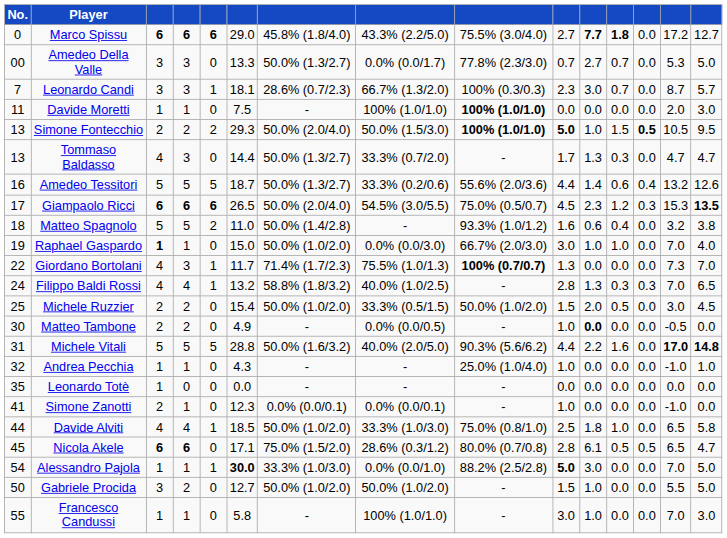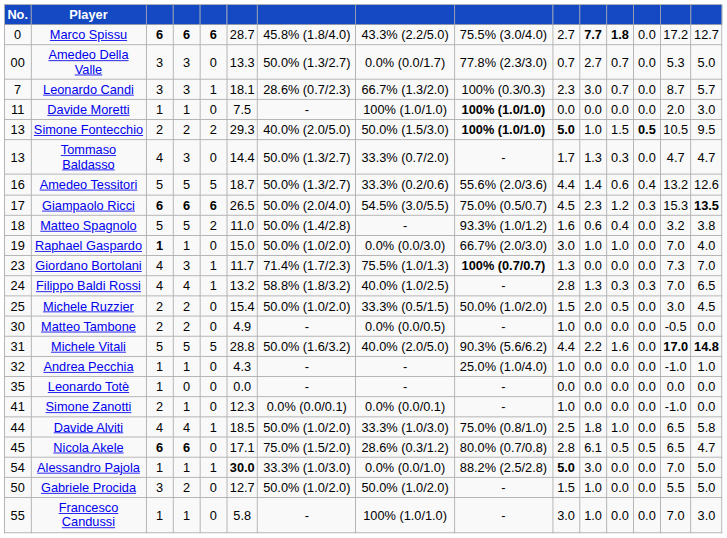(242, 35) 29.0 -> (242, 35) 28.7
(307, 130) 50.0% (2.0/4.0) -> (307, 130) 40.0% (2.0/5.0)
(18, 266) 22 -> (18, 266) 23
(593, 326) bold -> (593, 326) normal
